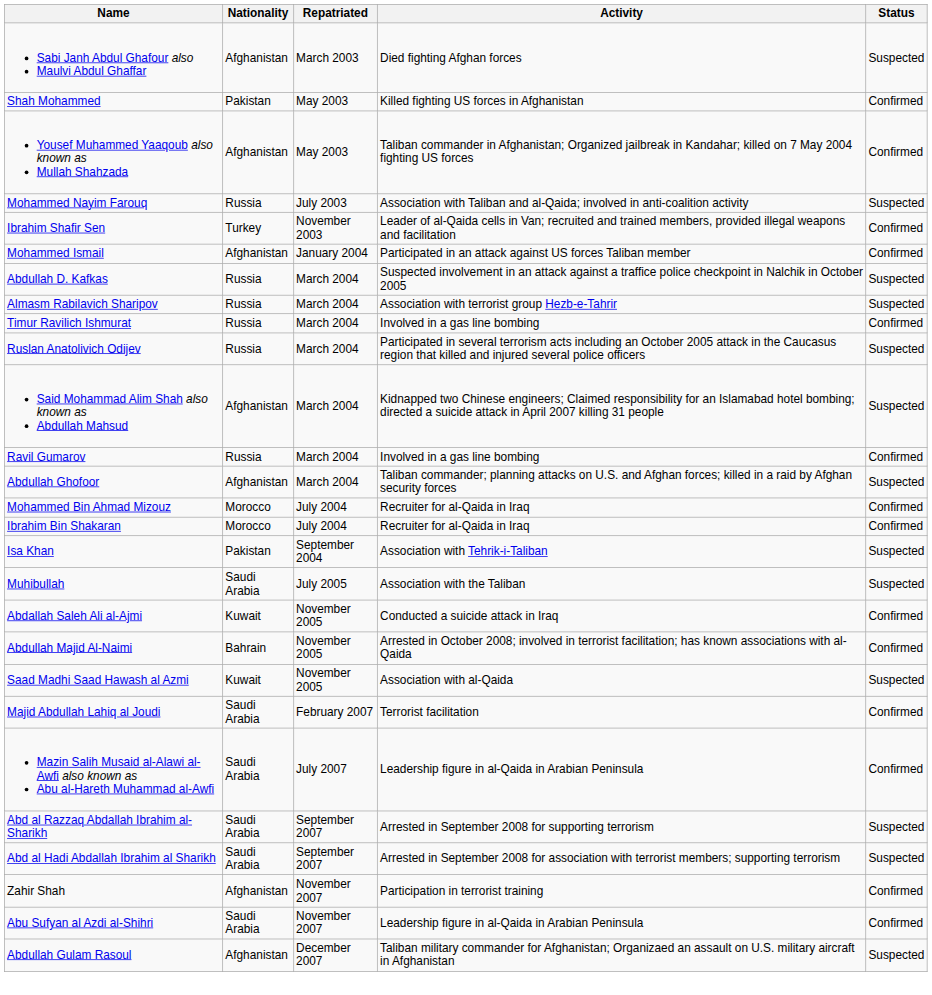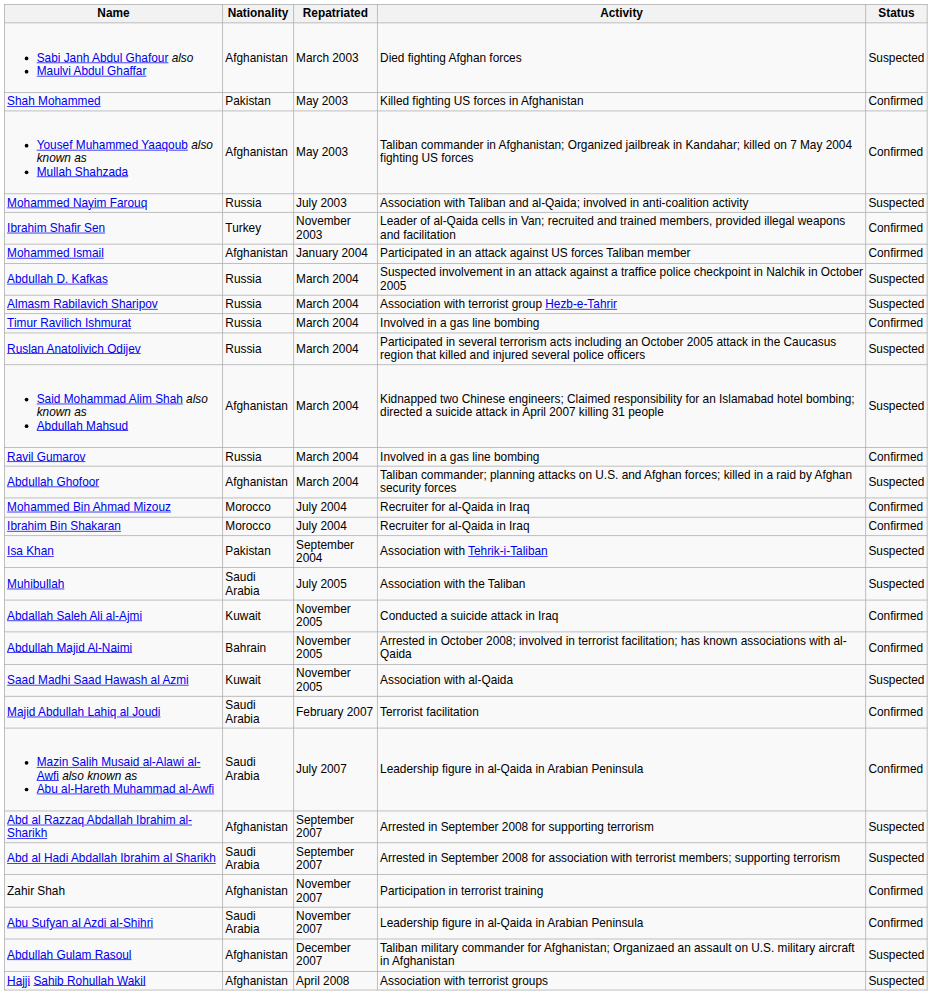(242, 826) Saudi Arabia -> (257, 826) Afghanistan
+ row: (76, 980)
